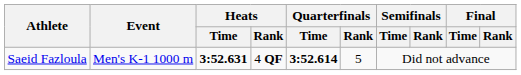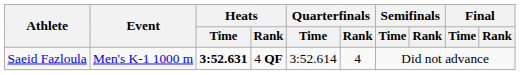(313, 58) bold -> (313, 58) normal
(358, 58) 5 -> (358, 58) 4
